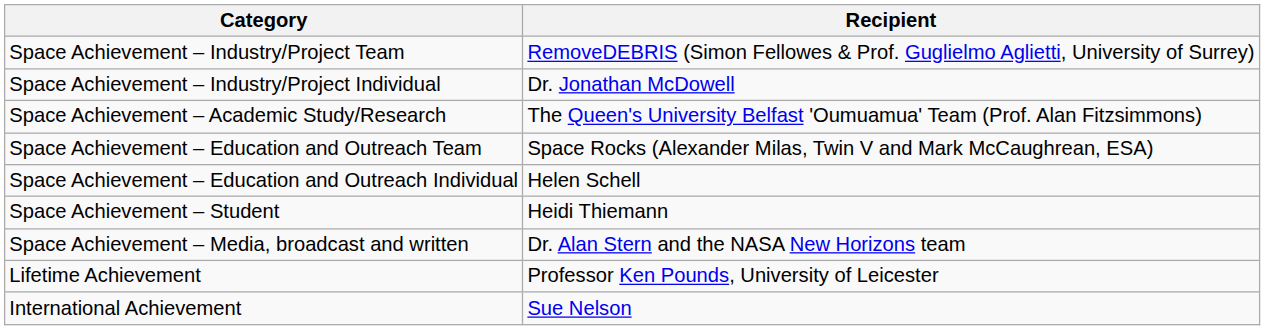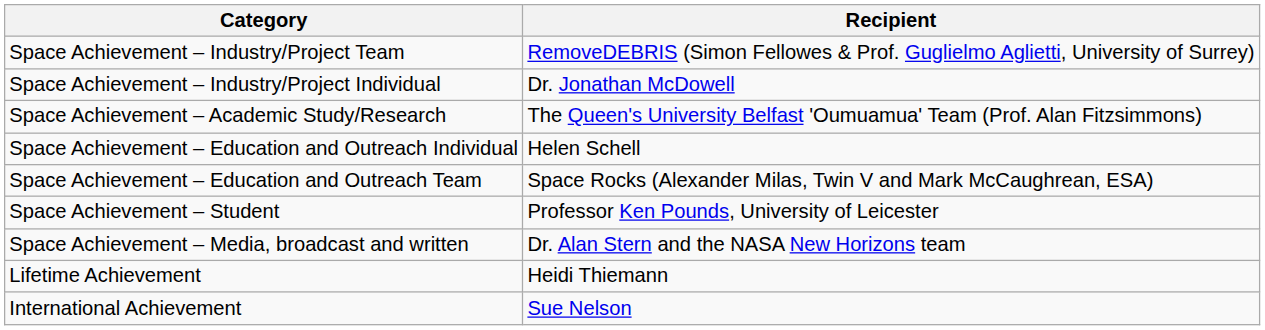rows swapped: (246, 148) <-> (264, 180)
(598, 212) Heidi Thiemann -> (733, 212) Professor Ken Pounds, University of Leicester
(733, 276) Professor Ken Pounds, University of Leicester -> (598, 276) Heidi Thiemann
